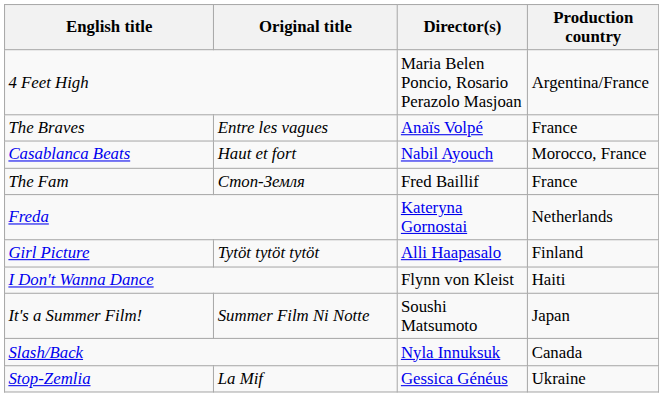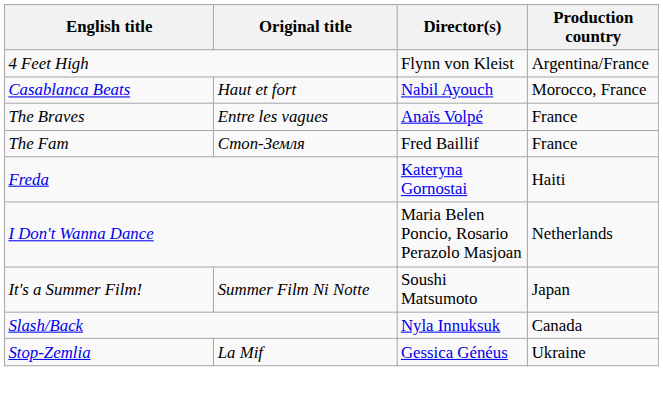(461, 82) Maria Belen Poncio, Rosario Perazolo Masjoan -> (457, 63) Flynn von Kleist
rows swapped: (46, 127) <-> (69, 154)
(572, 217) Netherlands -> (549, 179) Haiti
- row: (49, 253)
(457, 279) Flynn von Kleist -> (461, 234) Maria Belen Poncio, Rosario Perazolo Masjoan
(549, 279) Haiti -> (572, 234) Netherlands
